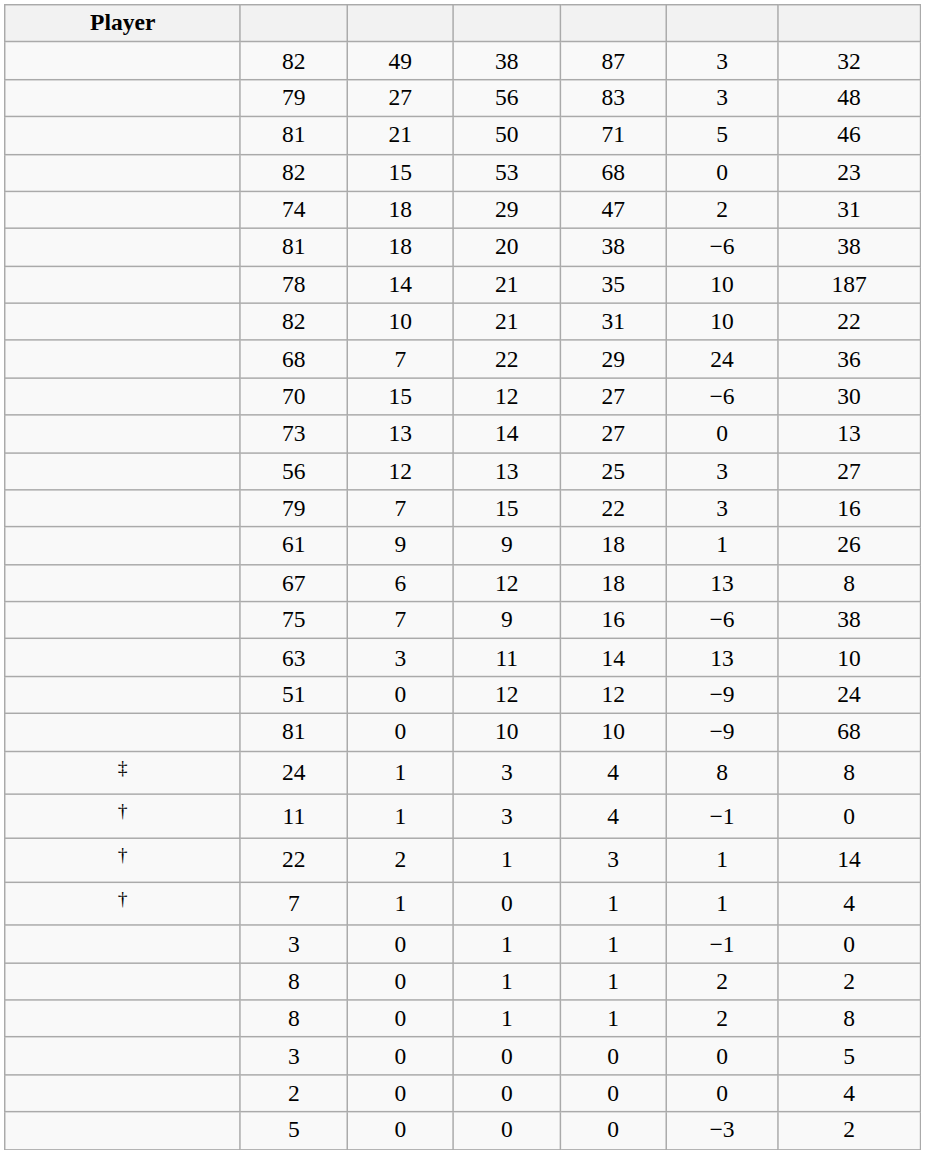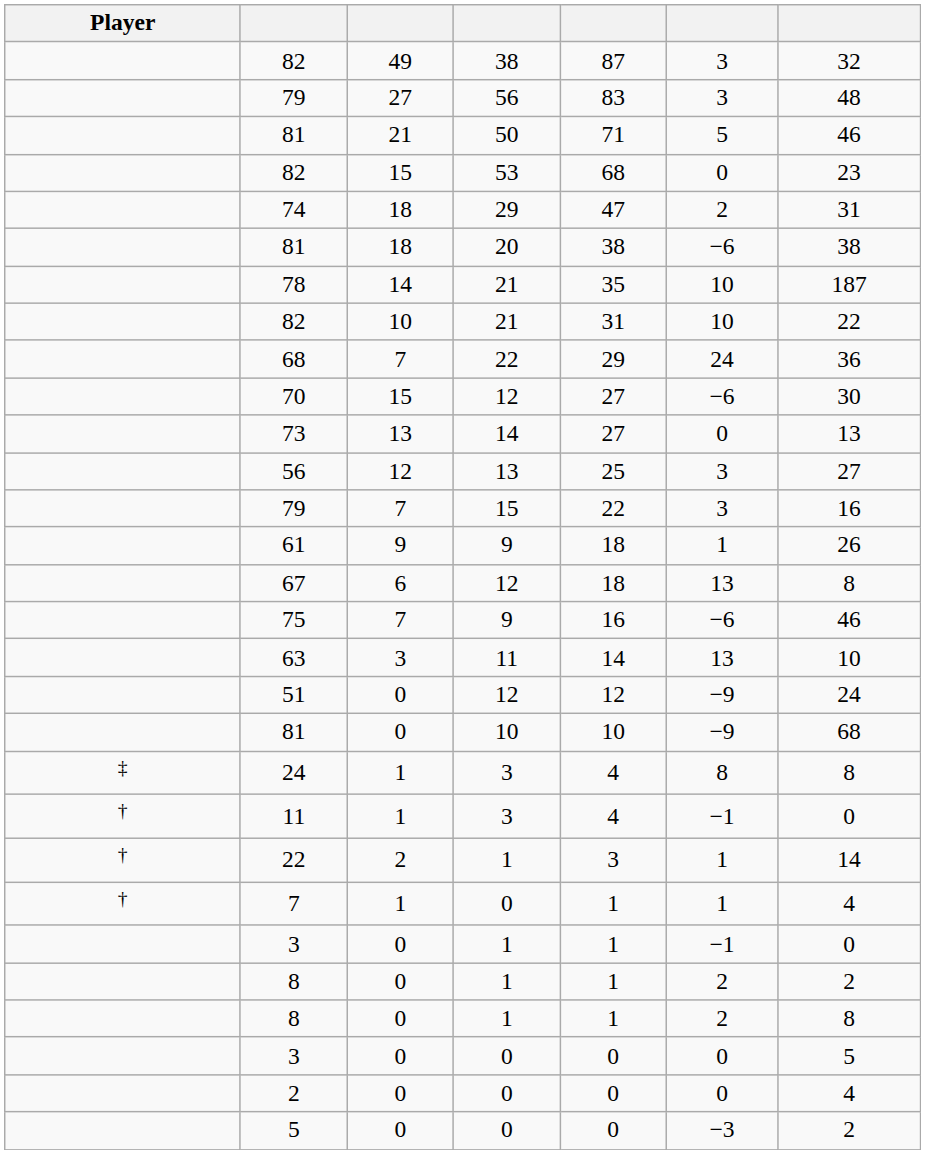(849, 619) 38 -> (849, 619) 46
